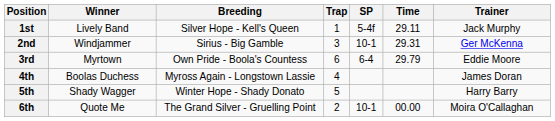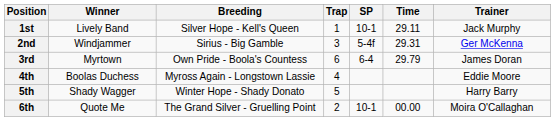(366, 28) 5-4f -> (366, 28) 10-1
(366, 44) 10-1 -> (366, 44) 5-4f
(492, 60) Eddie Moore -> (492, 60) James Doran
(492, 76) James Doran -> (492, 76) Eddie Moore
